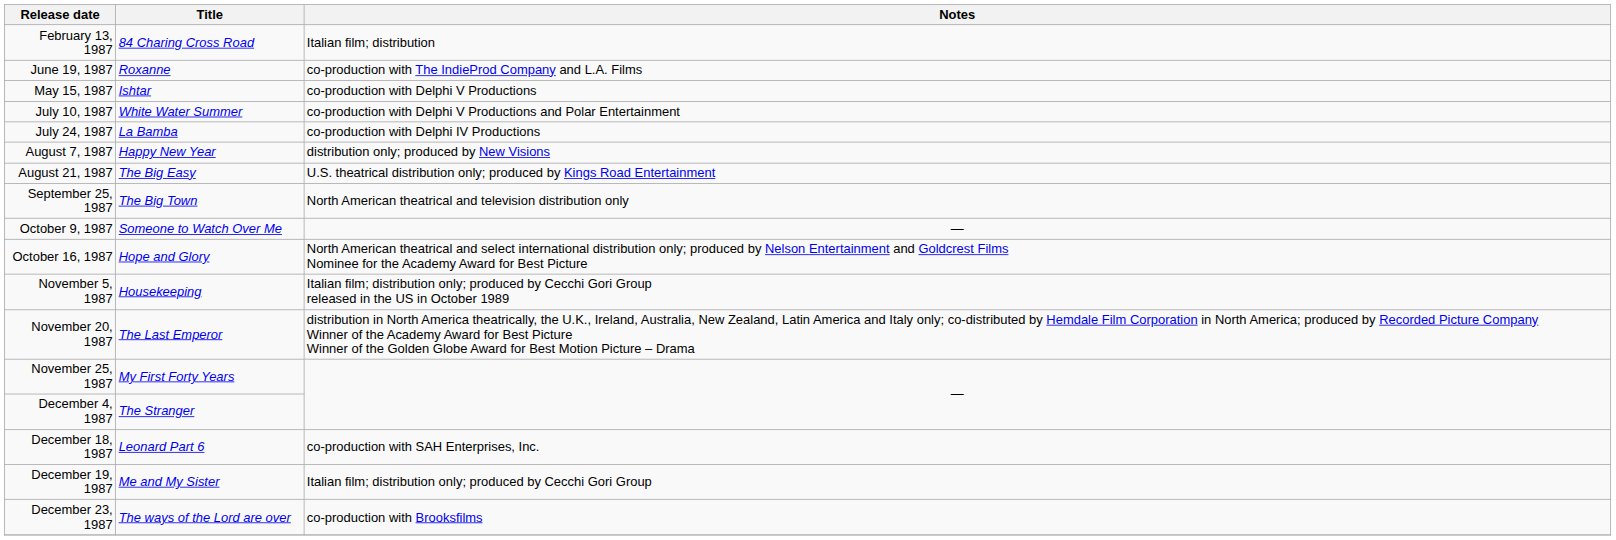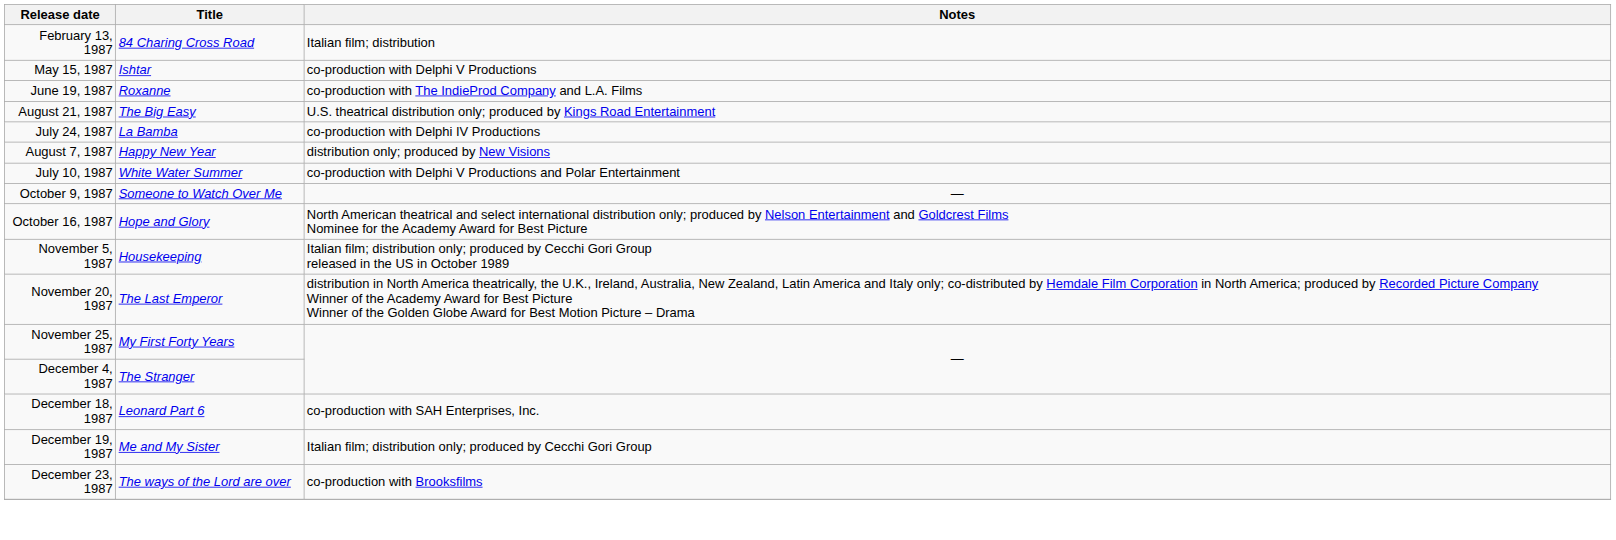rows swapped: (73, 91) <-> (72, 70)
rows swapped: (74, 111) <-> (65, 173)
- row: (70, 201)
